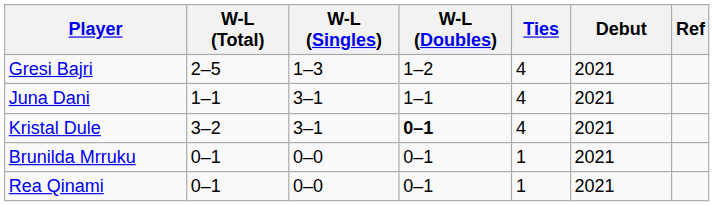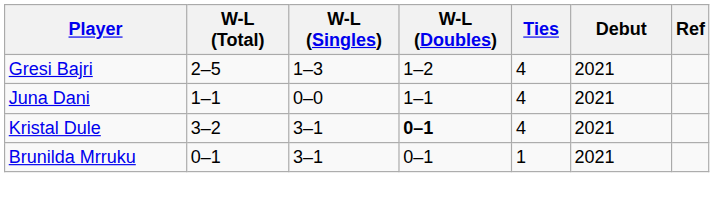(308, 97) 3–1 -> (308, 97) 0–0
(308, 156) 0–0 -> (308, 156) 3–1
- row: (56, 185)
